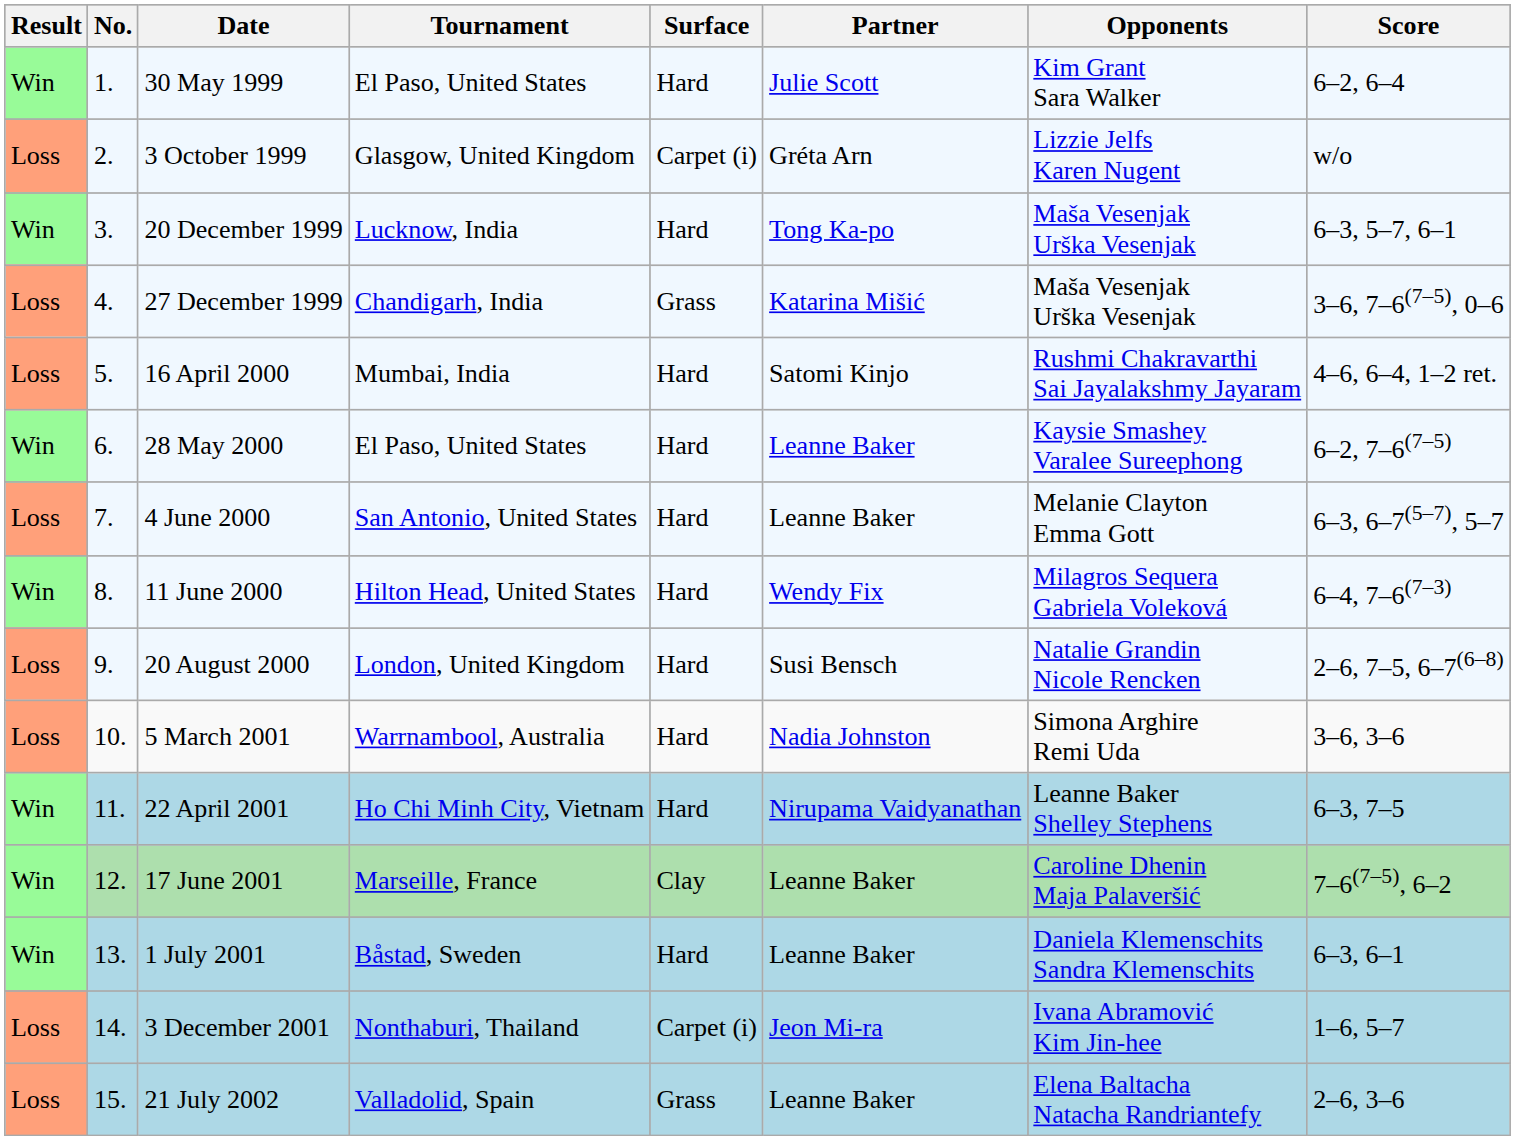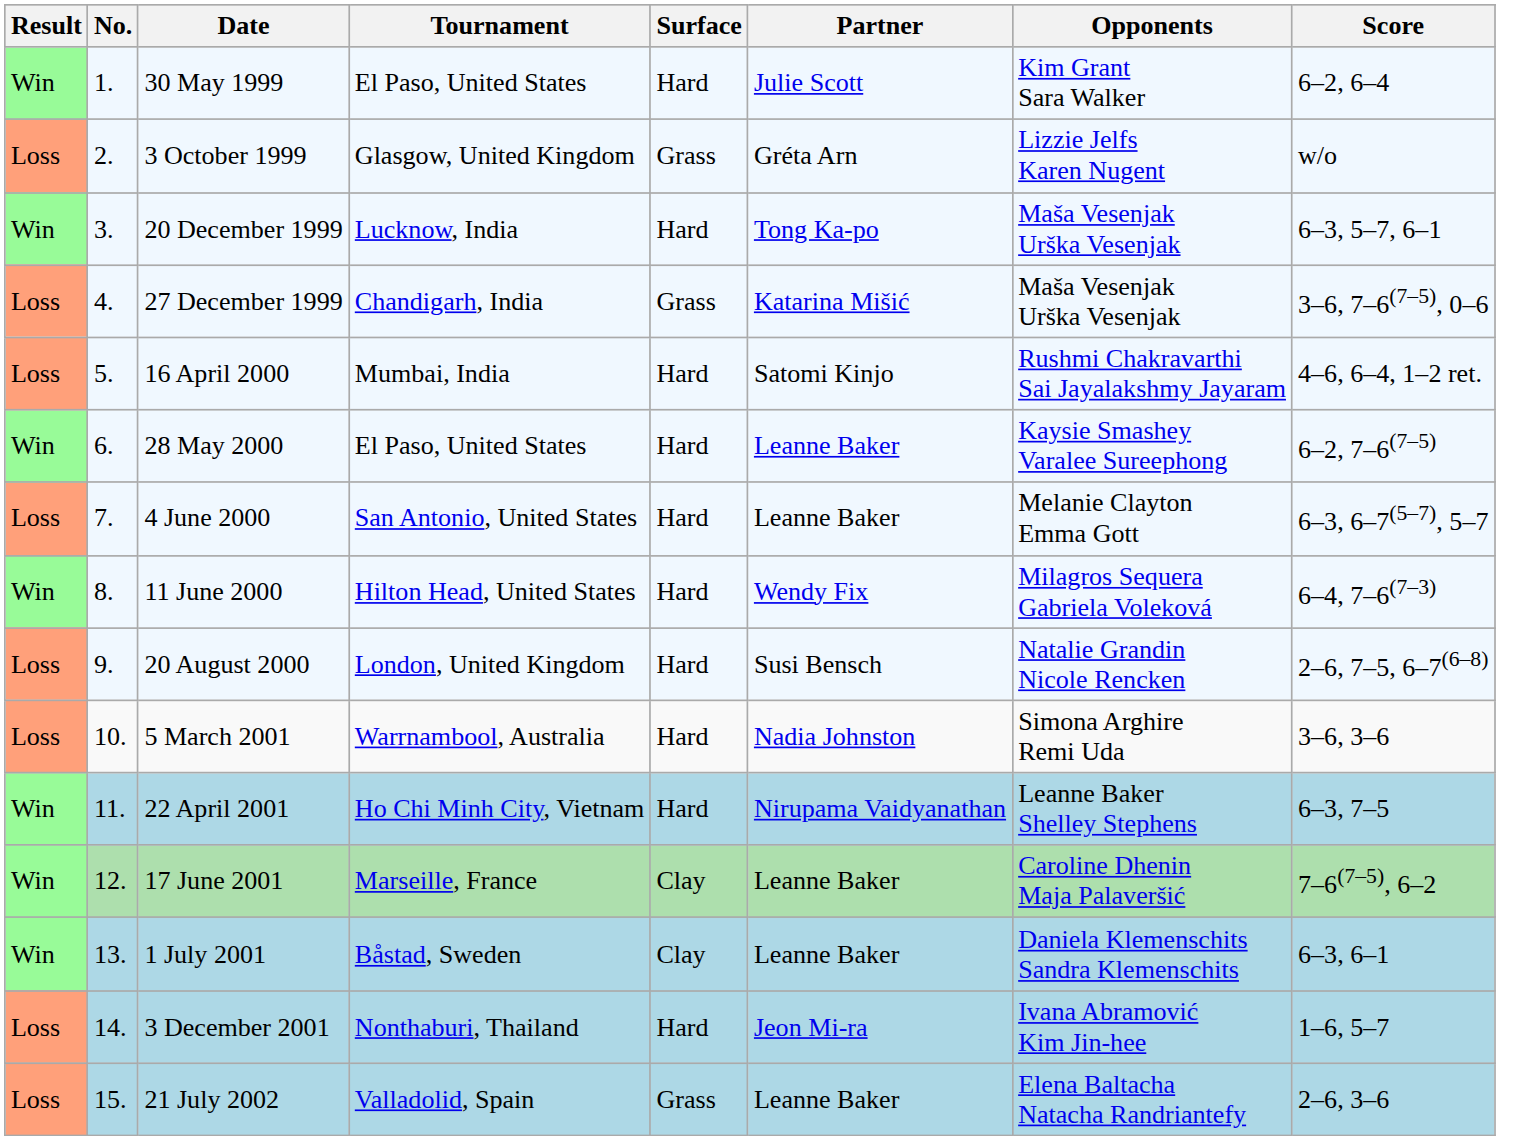(707, 155) Carpet (i) -> (686, 155) Grass
(682, 953) Hard -> (681, 953) Clay
(707, 1025) Carpet (i) -> (682, 1025) Hard
